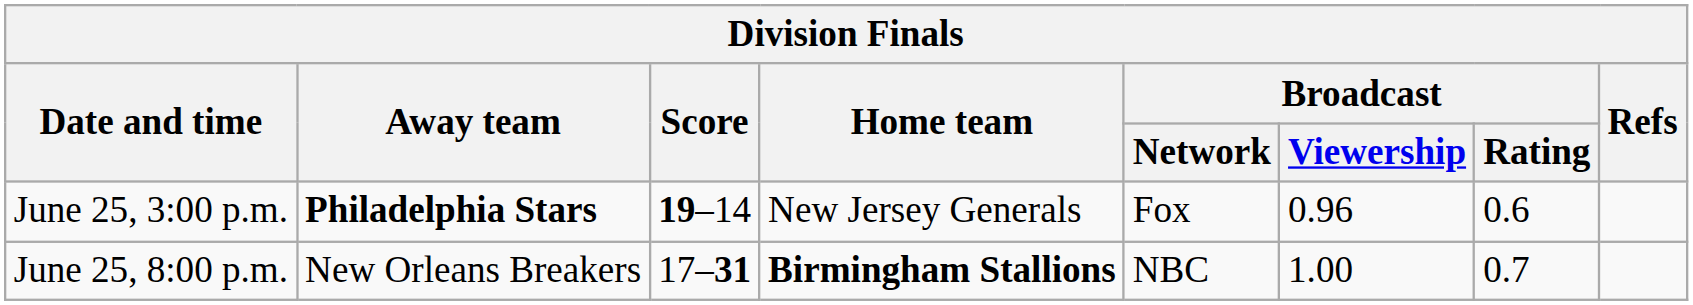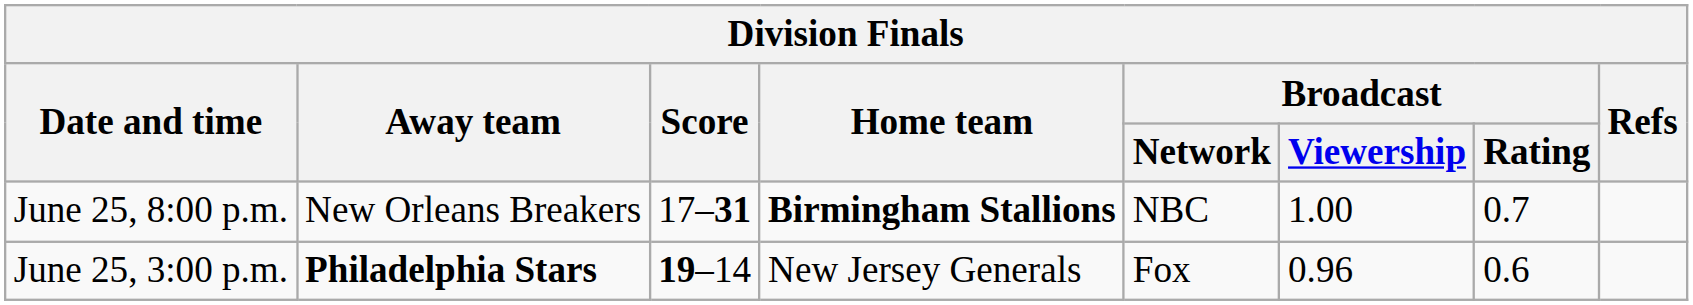rows swapped: (151, 210) <-> (151, 269)
